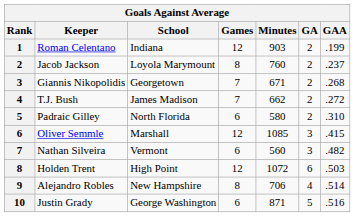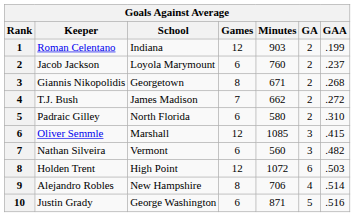(237, 64) 8 -> (237, 64) 6
(237, 82) 7 -> (237, 82) 8
